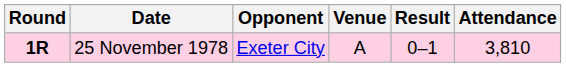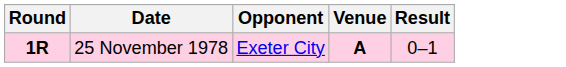- column: (508, 18)
(360, 47) normal -> (360, 47) bold
